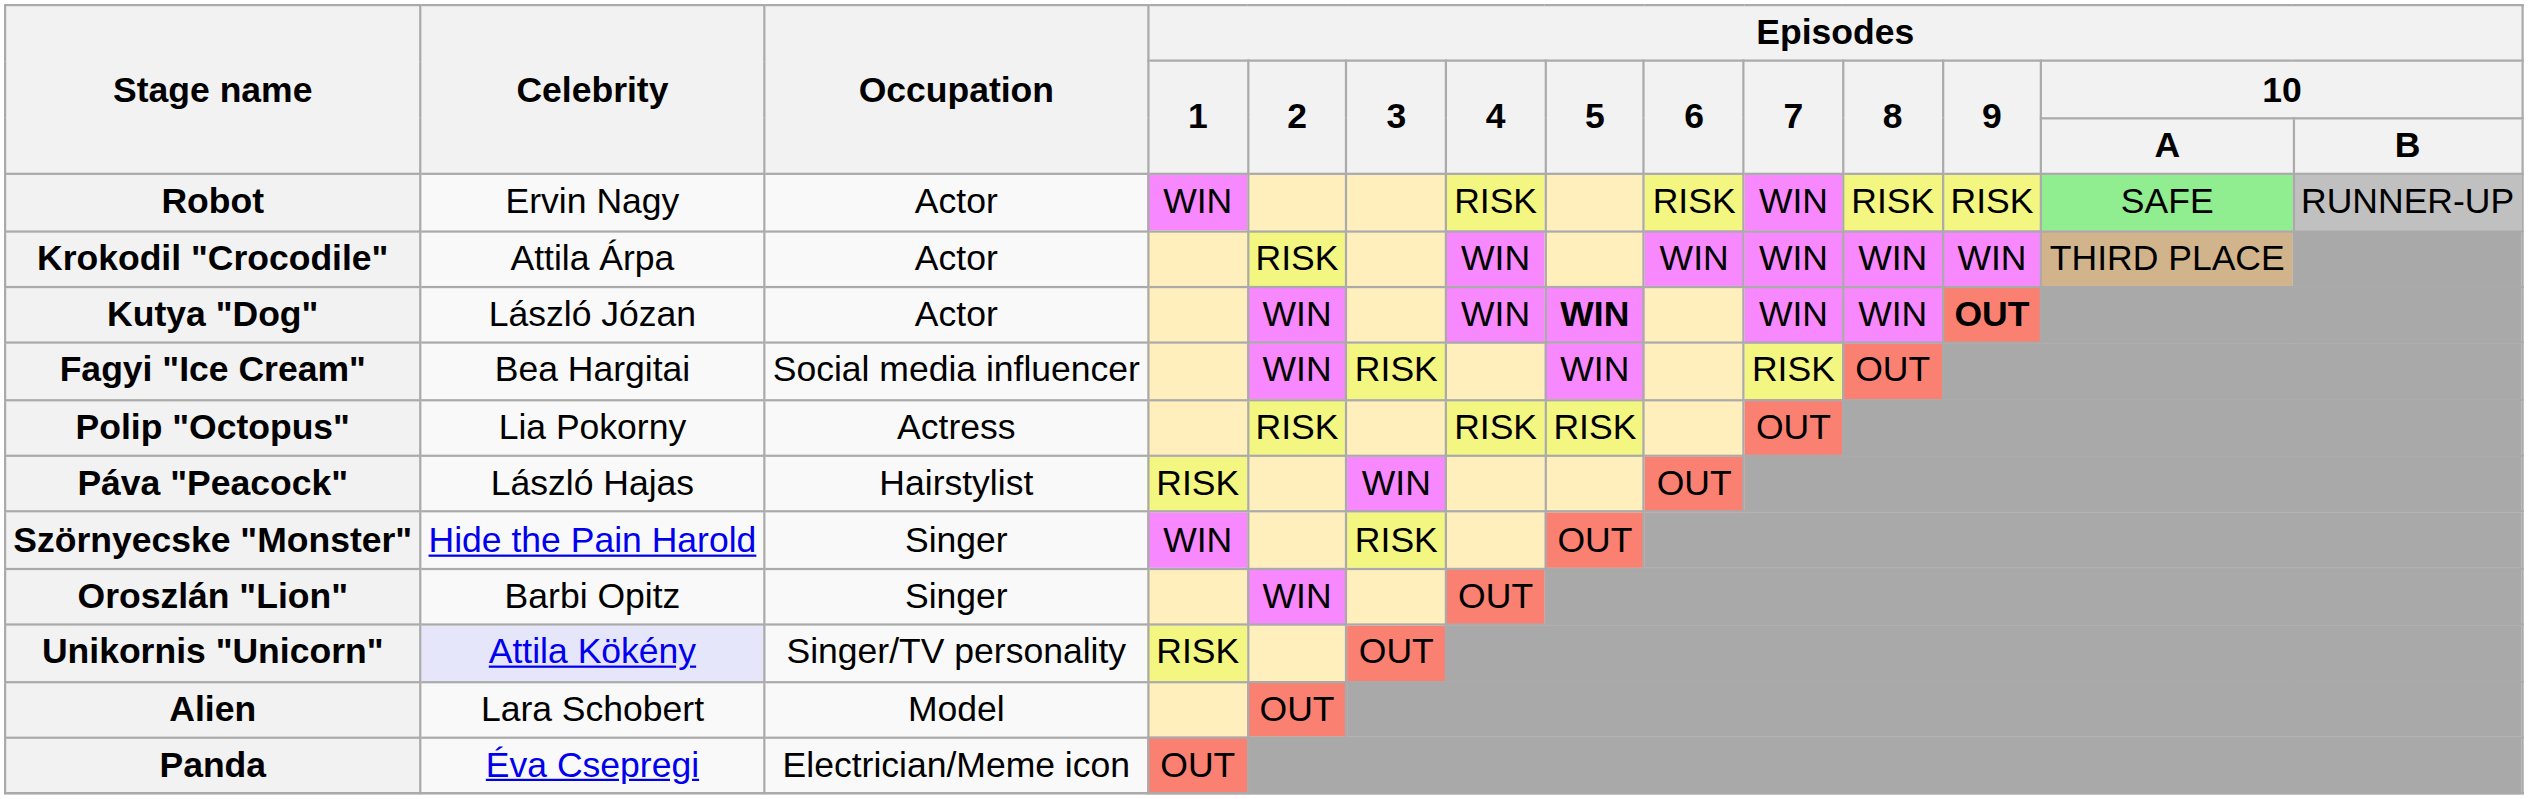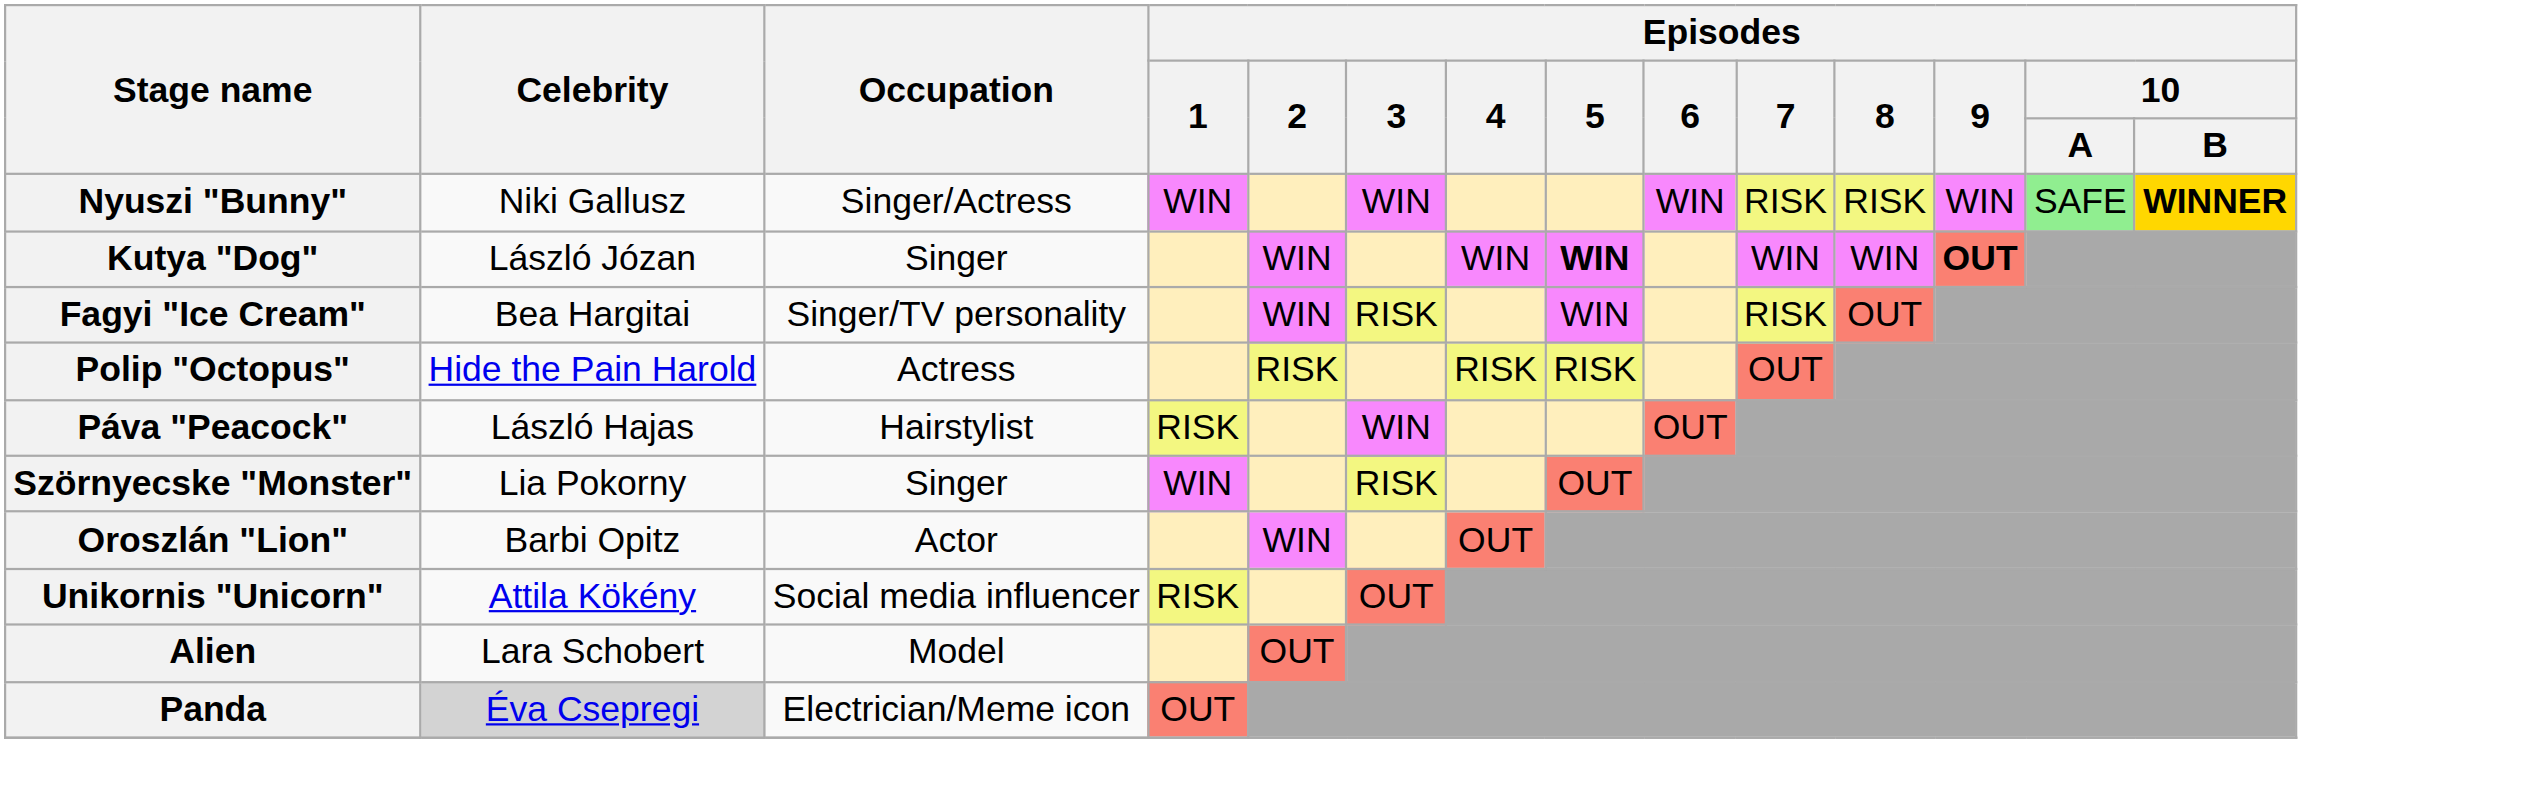+ row: (213, 201)
- row: (213, 201)
- row: (213, 257)
(956, 314) Actor -> (956, 257) Singer
(956, 370) Social media influencer -> (956, 314) Singer/TV personality
(592, 426) Lia Pokorny -> (592, 370) Hide the Pain Harold
(592, 539) Hide the Pain Harold -> (592, 483) Lia Pokorny
(956, 595) Singer -> (956, 539) Actor
(592, 652) lavender background -> (592, 595) no background
(956, 652) Singer/TV personality -> (956, 595) Social media influencer
(592, 764) no background -> (592, 708) lightgrey background
